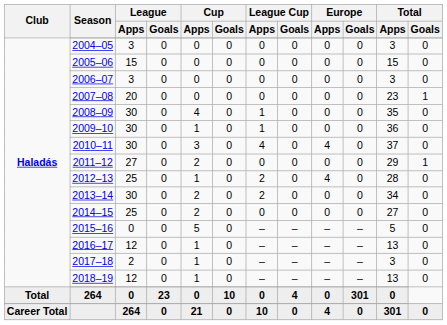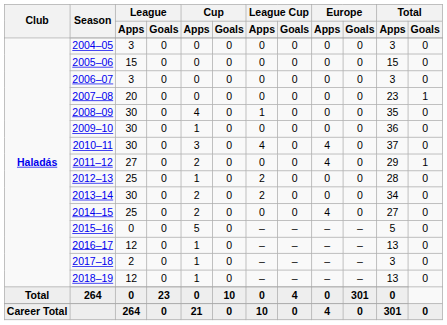(262, 129) 1 -> (262, 129) 0
(327, 163) 0 -> (327, 163) 4
(327, 179) 4 -> (327, 179) 0
(327, 212) 0 -> (327, 212) 4
